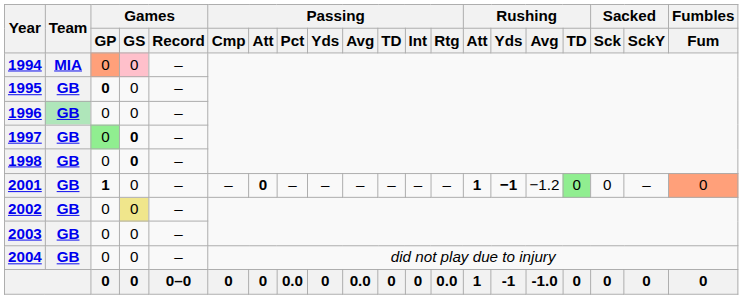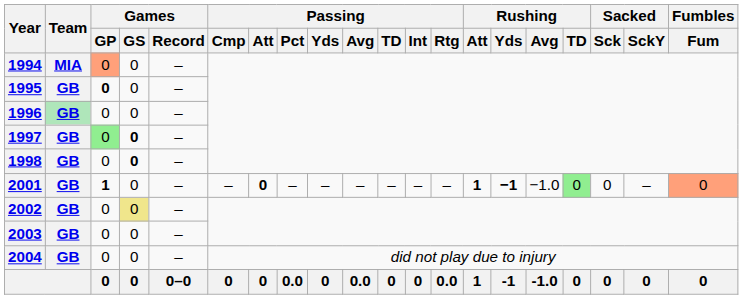(134, 64) pink background -> (134, 64) no background
(545, 185) −1.2 -> (545, 185) −1.0
